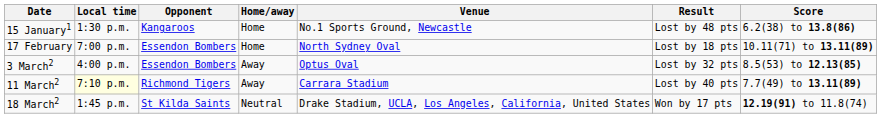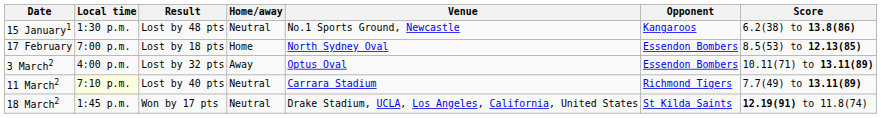columns swapped: (189, 13) <-> (696, 13)
(253, 29) Home -> (250, 29) Neutral
(808, 48) 10.11(71) to 13.11(89) -> (802, 48) 8.5(53) to 12.13(85)
(802, 65) 8.5(53) to 12.13(85) -> (808, 65) 10.11(71) to 13.11(89)
(253, 85) Away -> (250, 85) Neutral
